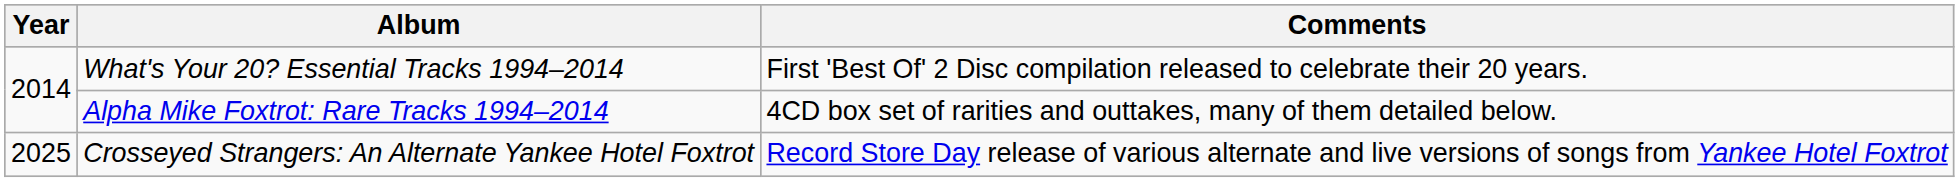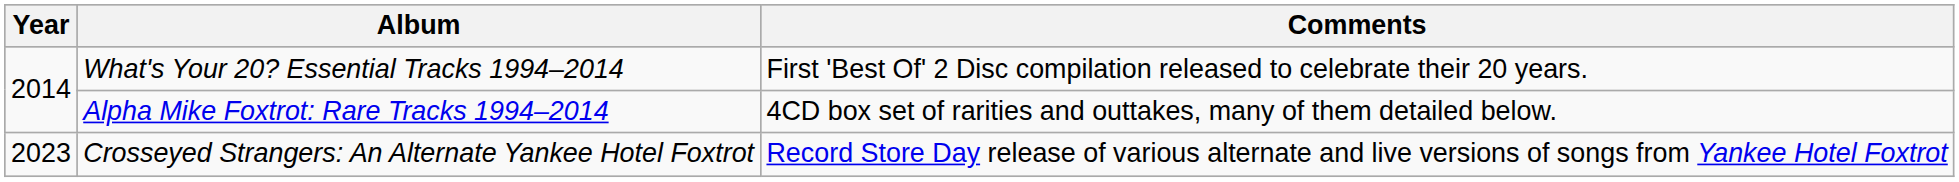(41, 153) 2025 -> (41, 153) 2023
